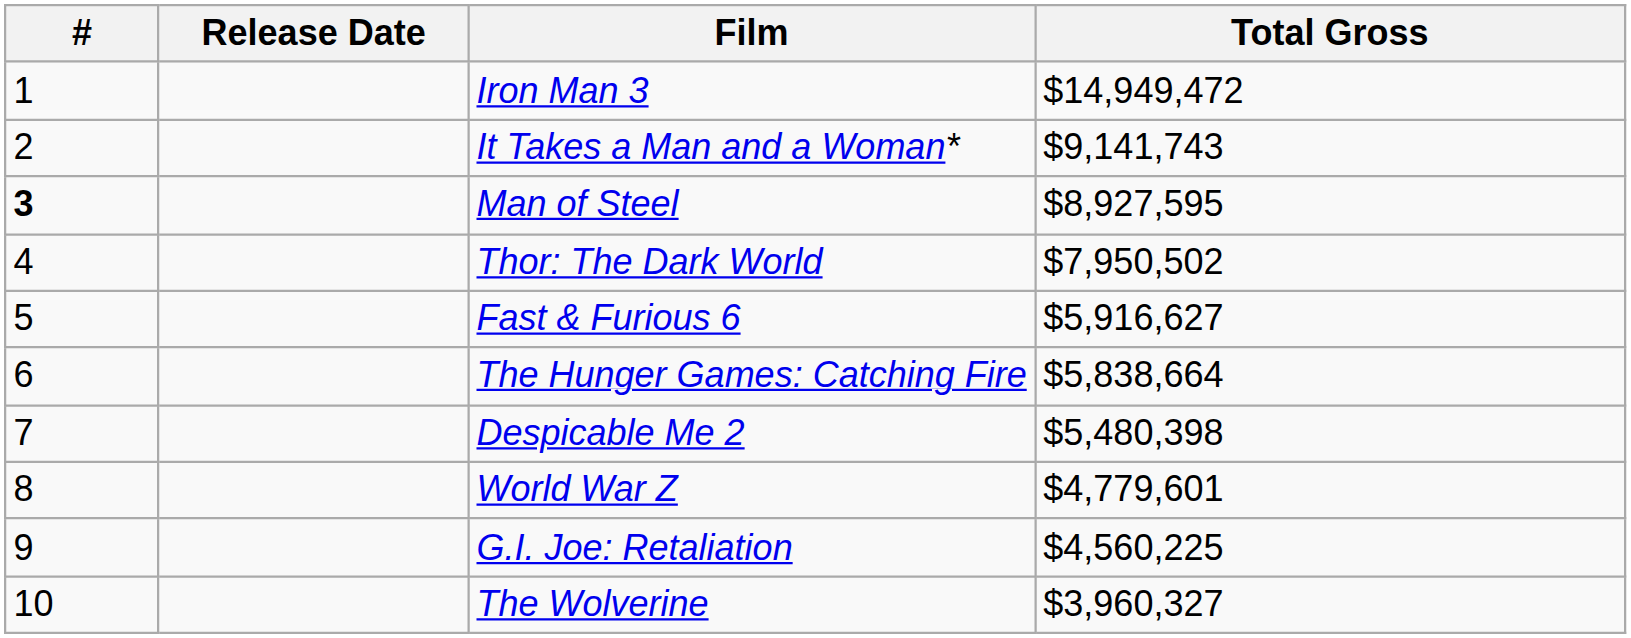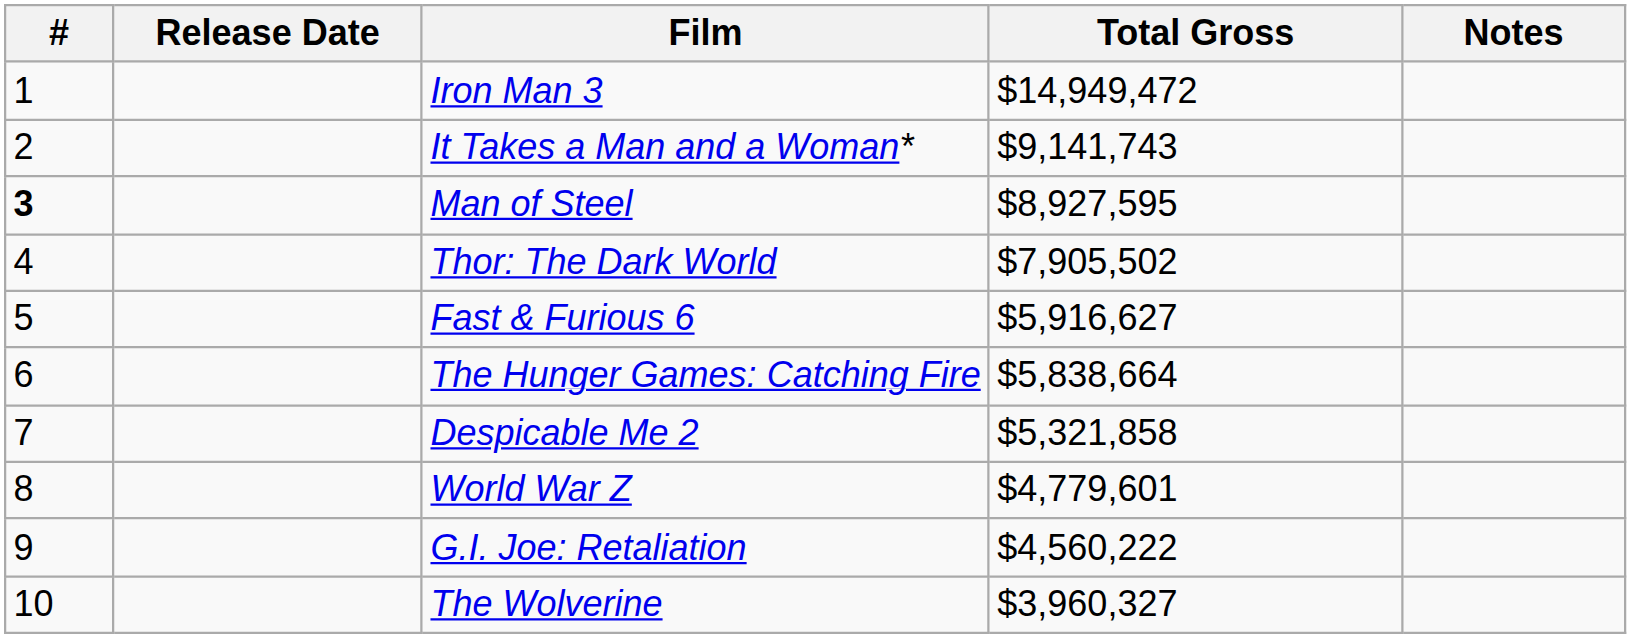+ column: (1513, 33)
(1133, 261) $7,950,502 -> (1087, 261) $7,905,502
(1133, 432) $5,480,398 -> (1087, 432) $5,321,858
(1133, 546) $4,560,225 -> (1087, 546) $4,560,222
